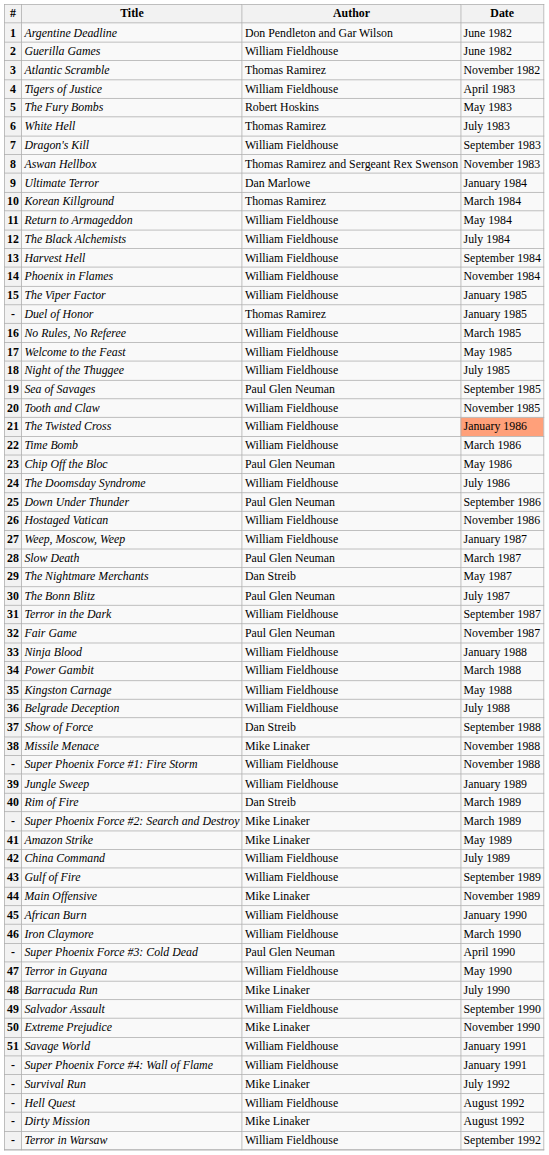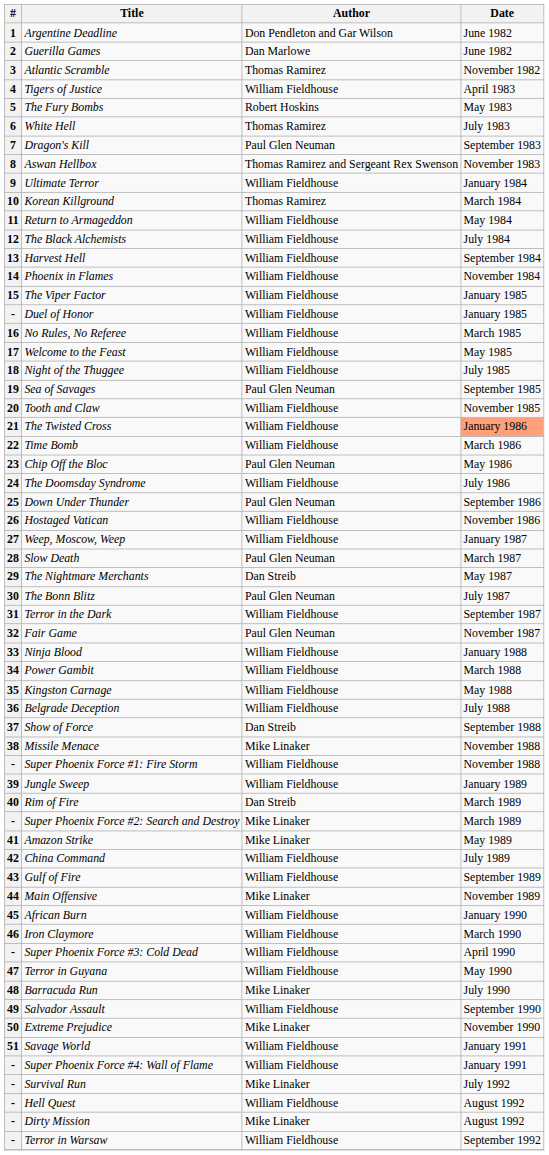(292, 51) William Fieldhouse -> (278, 51) Dan Marlowe
(292, 145) William Fieldhouse -> (290, 145) Paul Glen Neuman
(278, 182) Dan Marlowe -> (292, 182) William Fieldhouse
(286, 314) Thomas Ramirez -> (292, 314) William Fieldhouse
(290, 952) Paul Glen Neuman -> (292, 952) William Fieldhouse
